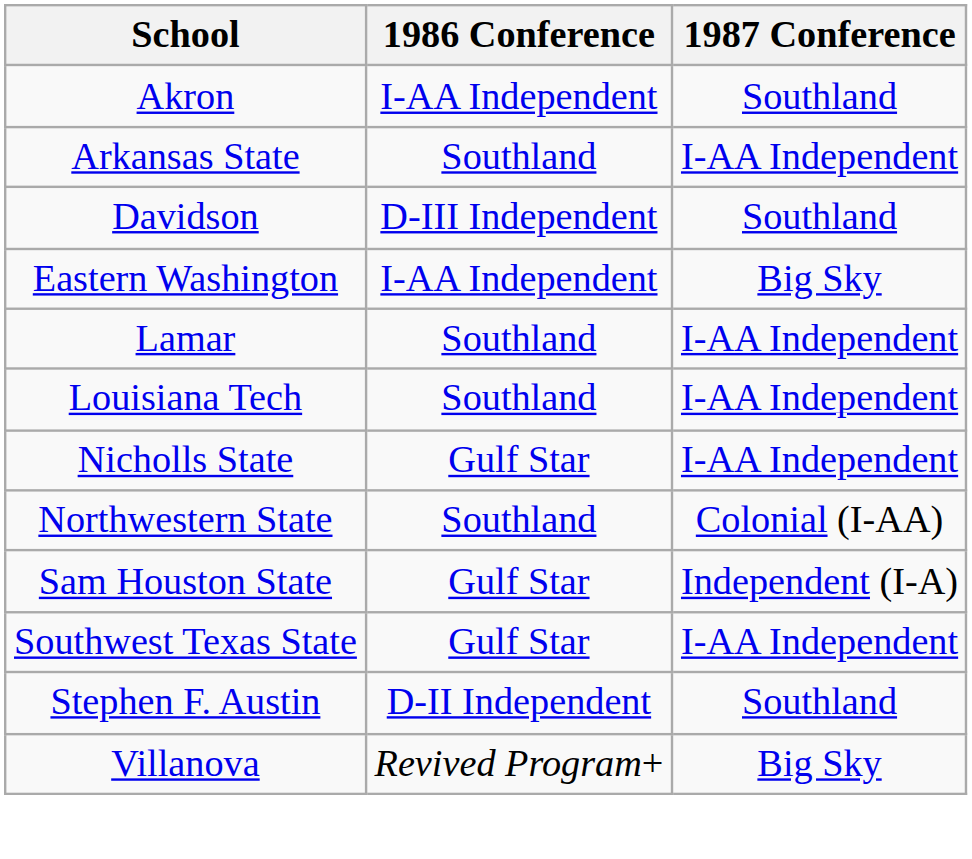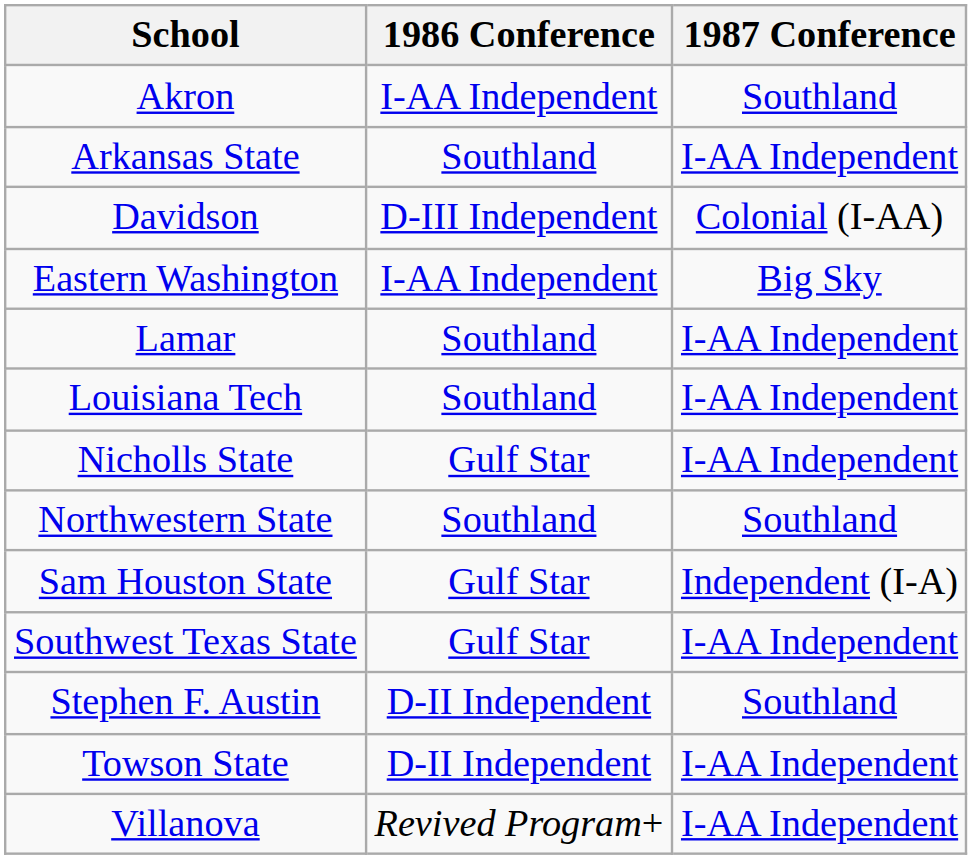(820, 216) Southland -> (820, 216) Colonial (I-AA)
(820, 519) Colonial (I-AA) -> (820, 519) Southland
+ row: (185, 762)
(820, 762) Big Sky -> (820, 823) I-AA Independent
